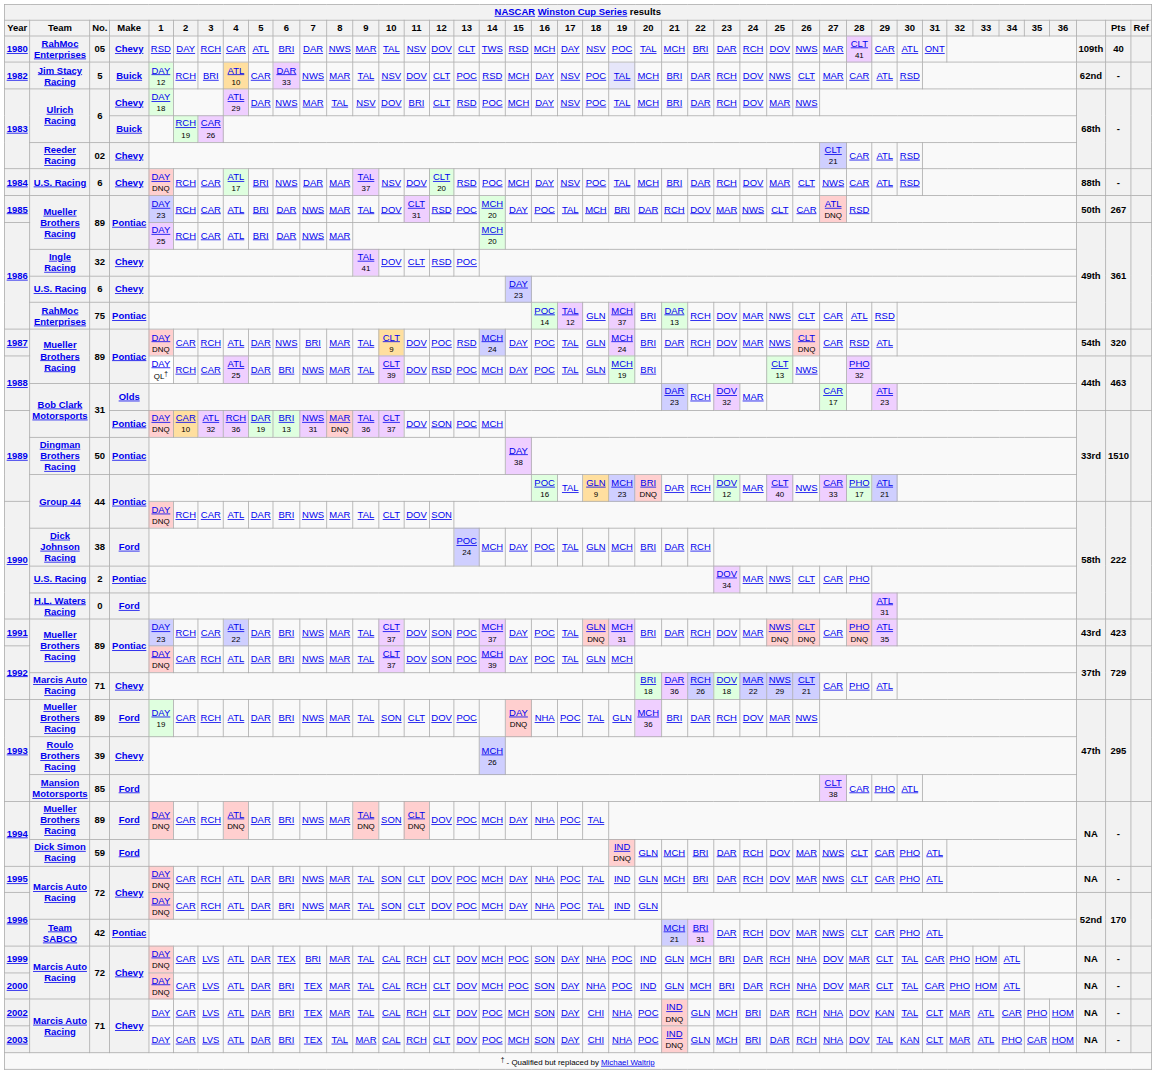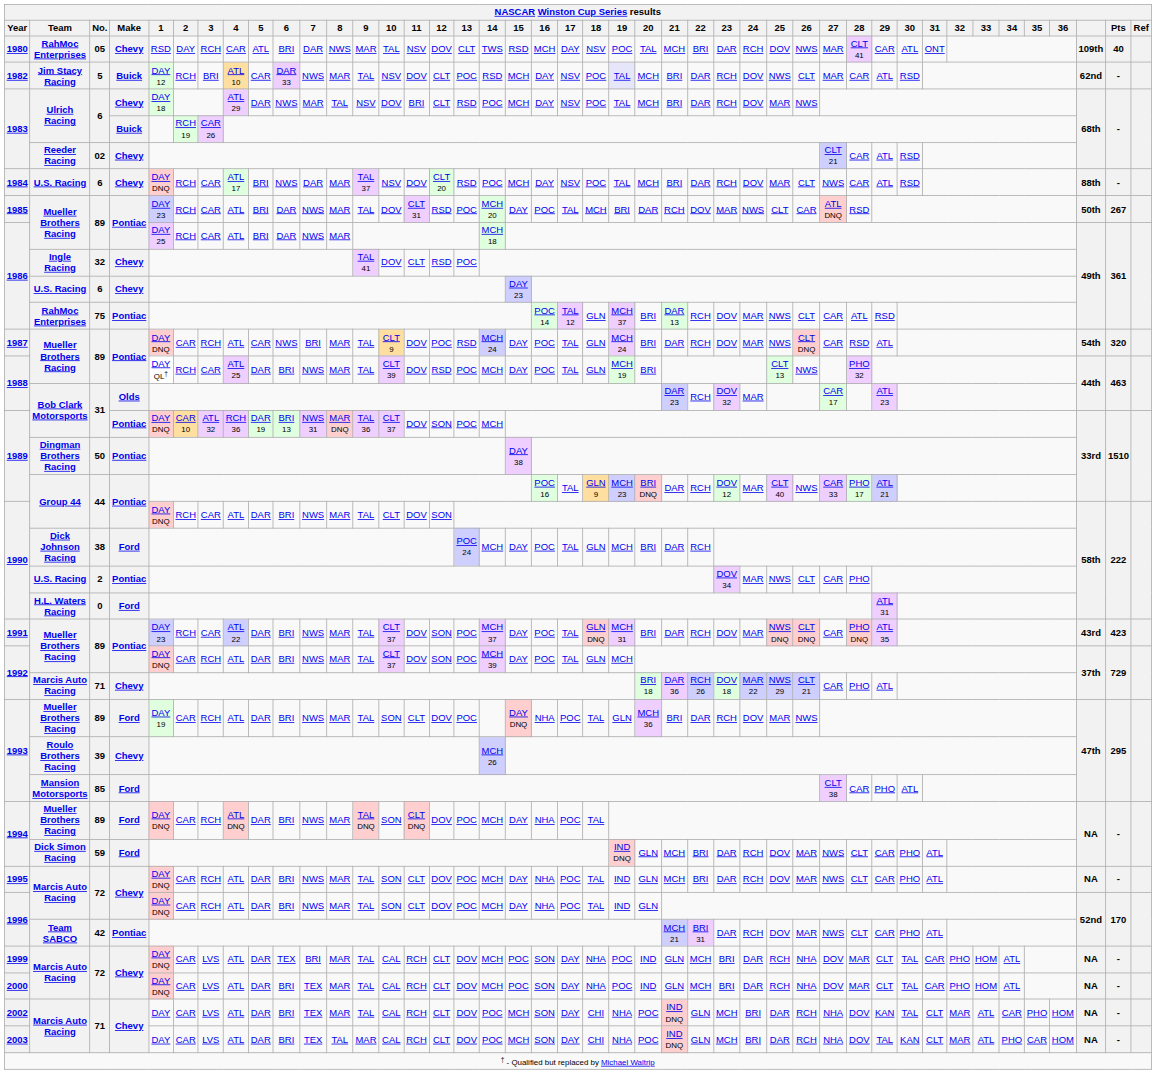(492, 235) MCH 20 -> (492, 235) MCH 18
(261, 343) DAR -> (261, 343) CAR
